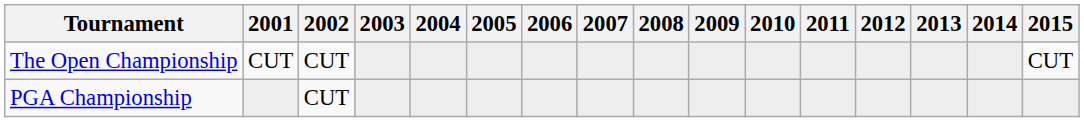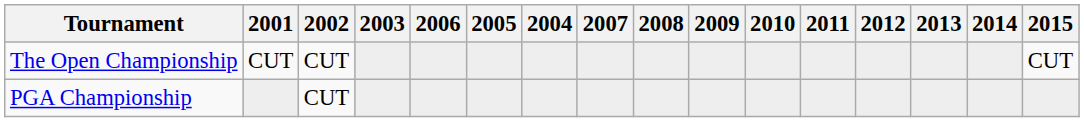columns swapped: (438, 23) <-> (550, 23)
